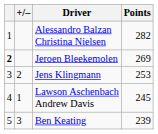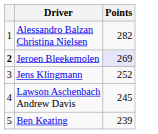- column: (23, 13)
(143, 58) no background -> (125, 58) lavender background
(143, 75) 253 -> (125, 75) 252
